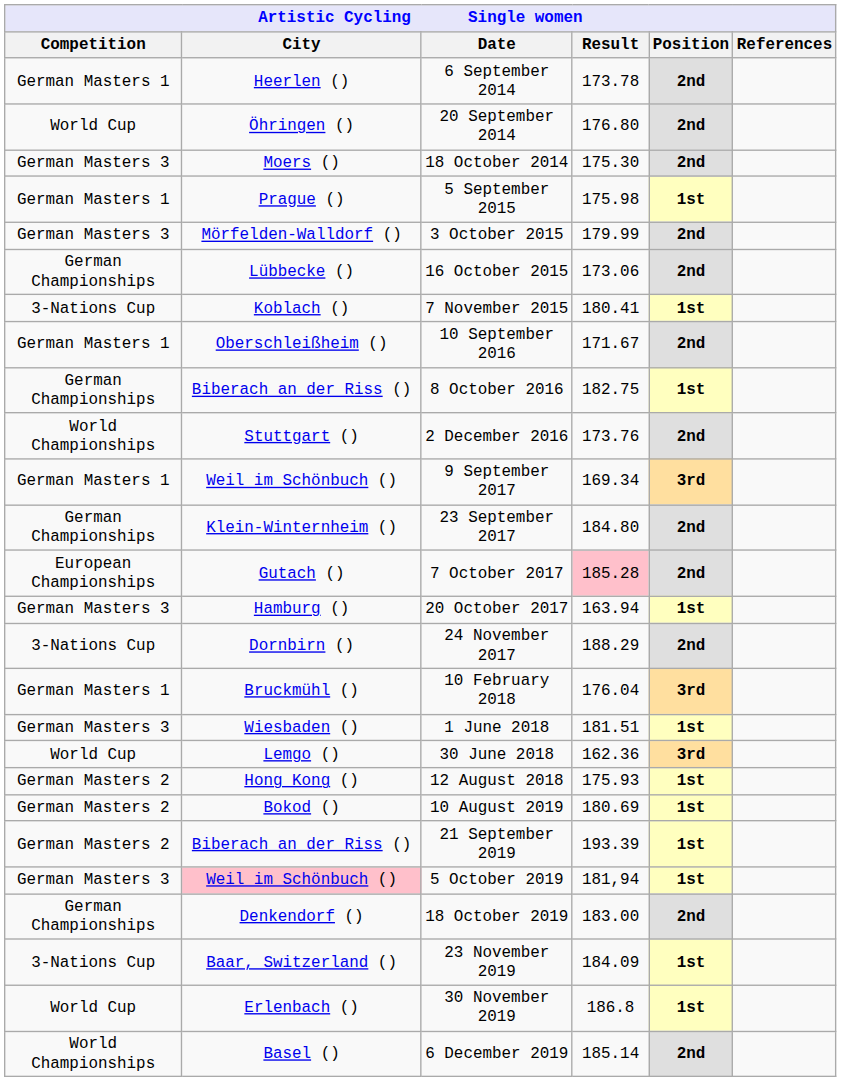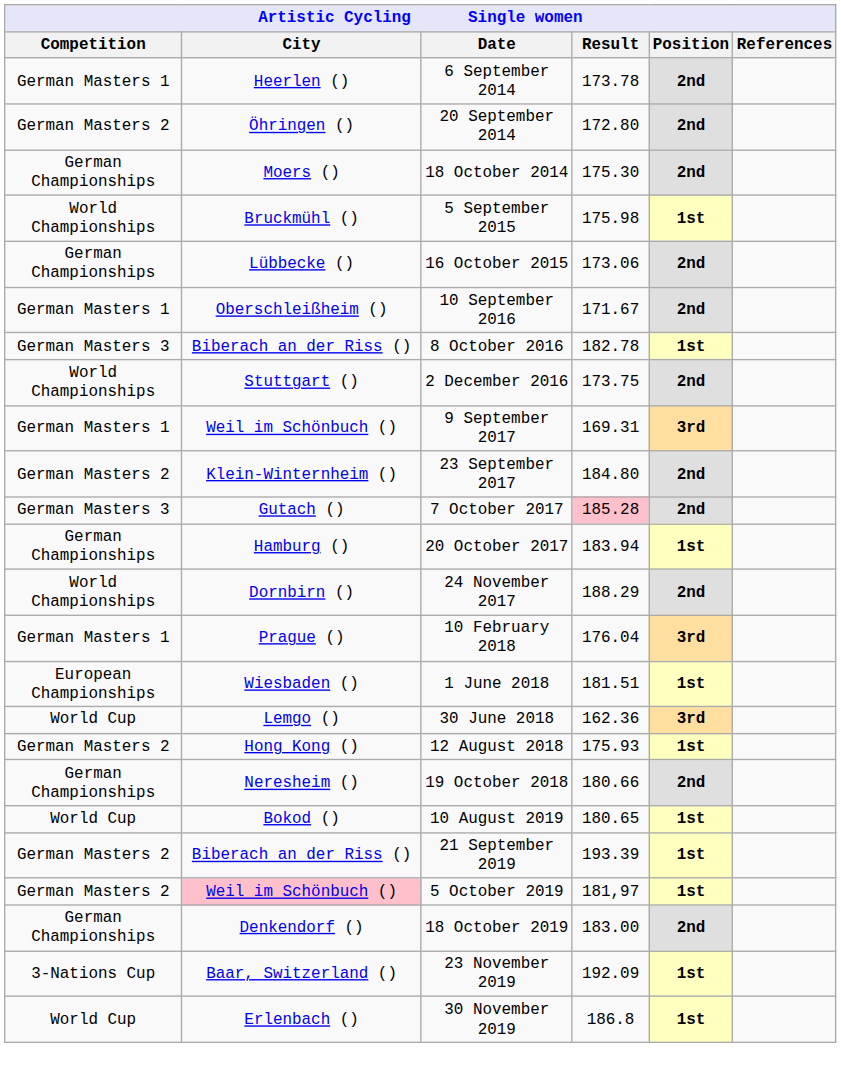(93, 126) World Cup -> (93, 126) German Masters 2
(611, 126) 176.80 -> (611, 126) 172.80
(93, 163) German Masters 3 -> (93, 172) German Championships
(93, 199) German Masters 1 -> (93, 218) World Championships
(302, 199) Prague () -> (302, 218) Bruckmühl ()
- row: (497, 235)
- row: (497, 308)
(93, 390) German Championships -> (93, 346) German Masters 3
(611, 390) 182.75 -> (611, 346) 182.78
(611, 436) 173.76 -> (611, 382) 173.75
(611, 481) 169.34 -> (611, 428) 169.31
(93, 527) German Championships -> (93, 474) German Masters 2
(93, 573) European Championships -> (93, 510) German Masters 3
(93, 609) German Masters 3 -> (93, 546) German Championships
(611, 609) 163.94 -> (611, 546) 183.94
(93, 645) 3-Nations Cup -> (93, 592) World Championships
(302, 691) Bruckmühl () -> (302, 638) Prague ()
(93, 727) German Masters 3 -> (93, 683) European Championships
+ row: (497, 783)
(93, 808) German Masters 2 -> (93, 819) World Cup
(611, 808) 180.69 -> (611, 819) 180.65
(93, 880) German Masters 3 -> (93, 891) German Masters 2
(611, 880) 181,94 -> (611, 891) 181,97
(611, 962) 184.09 -> (611, 973) 192.09
- row: (497, 1054)
